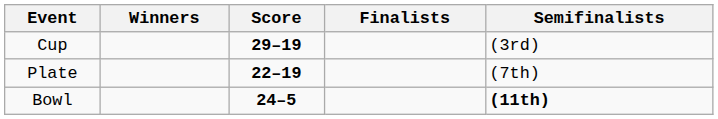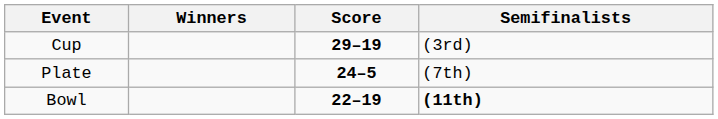- column: (405, 18)
(276, 73) 22–19 -> (357, 73) 24–5
(276, 100) 24–5 -> (357, 100) 22–19
